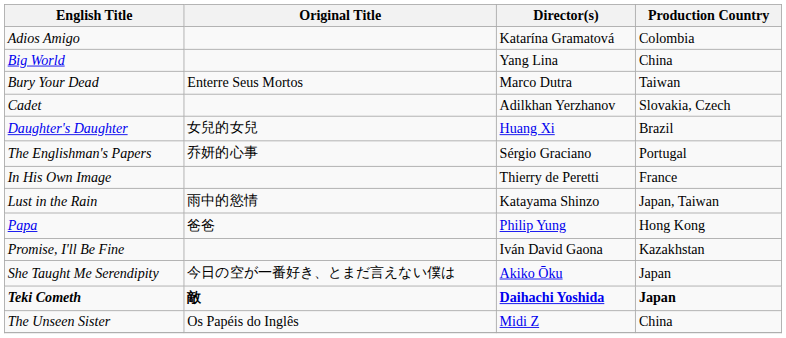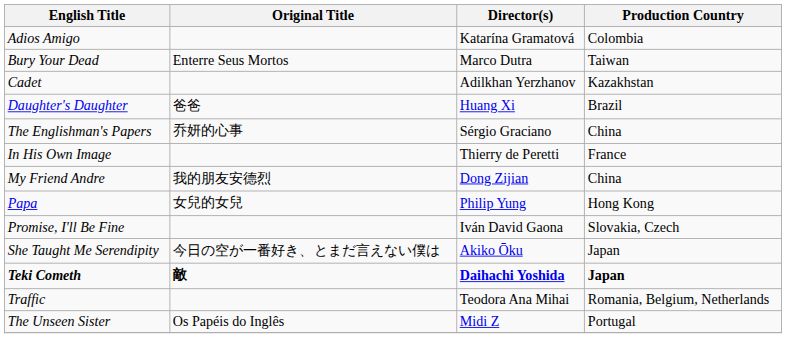- row: (36, 60)
(685, 104) Slovakia, Czech -> (621, 82) Kazakhstan
(222, 128) 女兒的女兒 -> (187, 105) 爸爸
(663, 153) Portugal -> (605, 131) China
- row: (52, 200)
+ row: (56, 178)
(201, 225) 爸爸 -> (208, 203) 女兒的女兒
(672, 249) Kazakhstan -> (634, 227) Slovakia, Czech
+ row: (26, 299)
(656, 321) China -> (612, 321) Portugal
